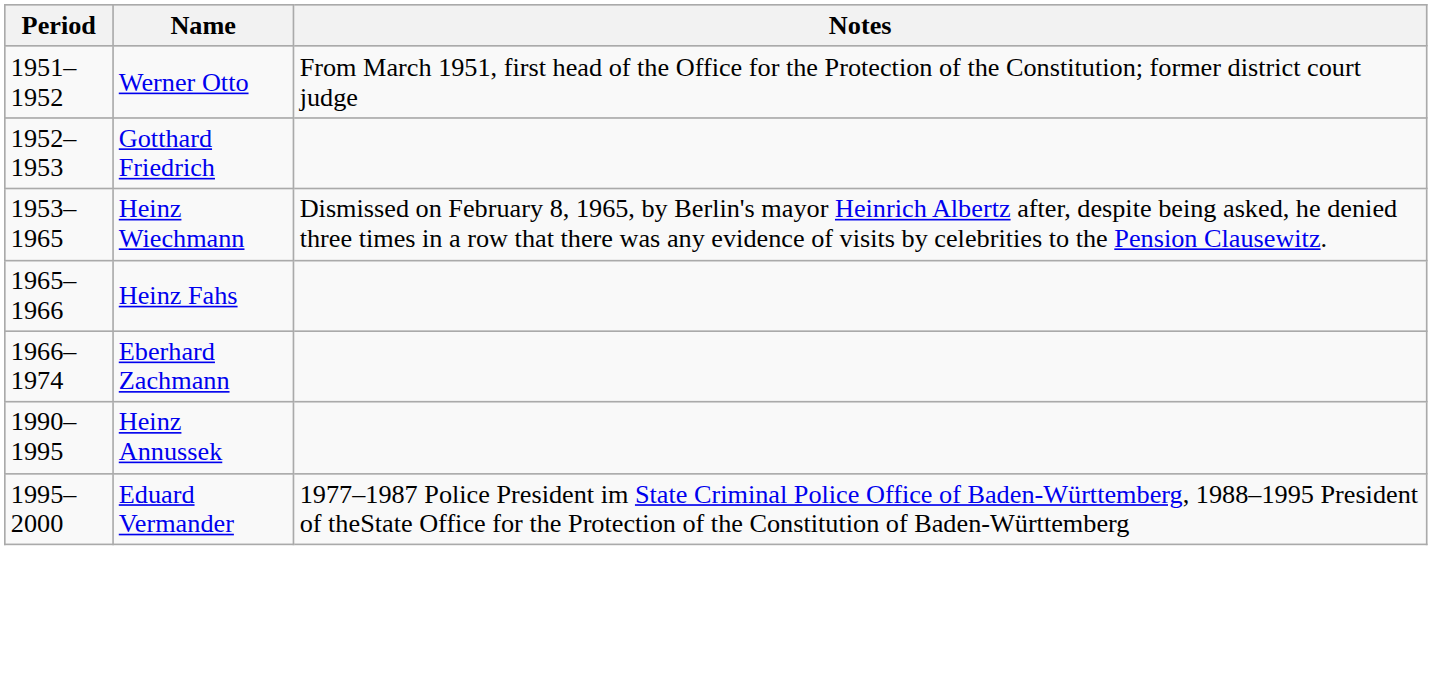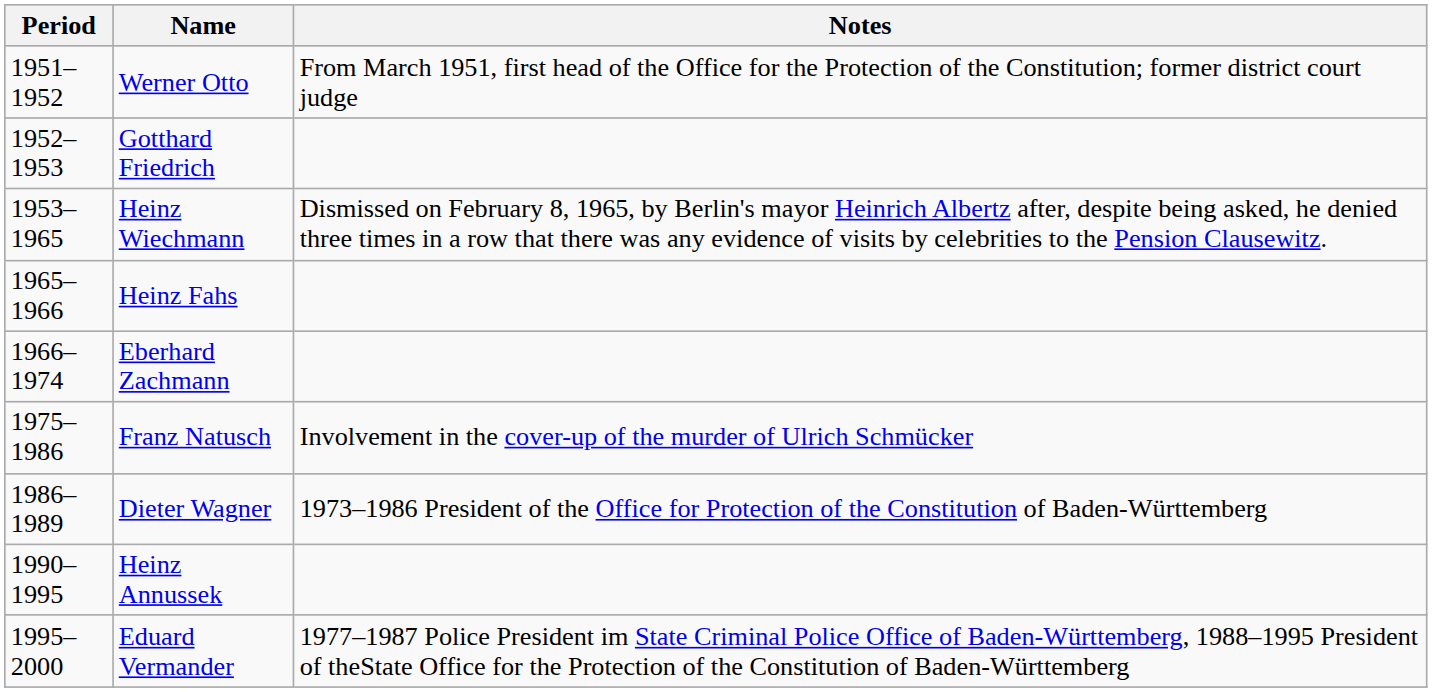+ row: (195, 437)
+ row: (195, 508)
